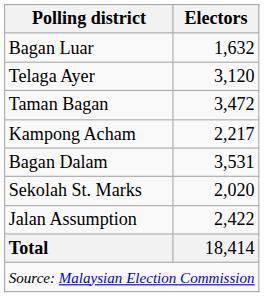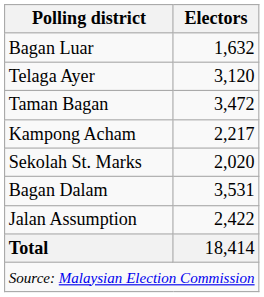rows swapped: (75, 190) <-> (58, 162)
